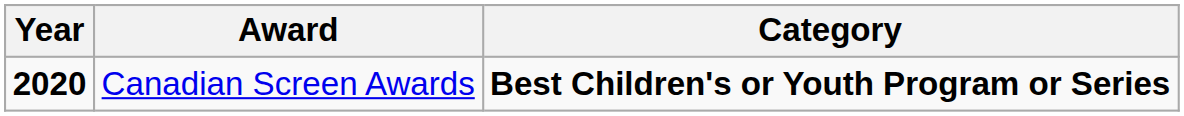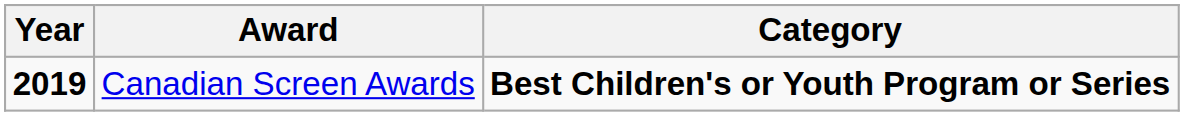(50, 83) 2020 -> (50, 83) 2019
